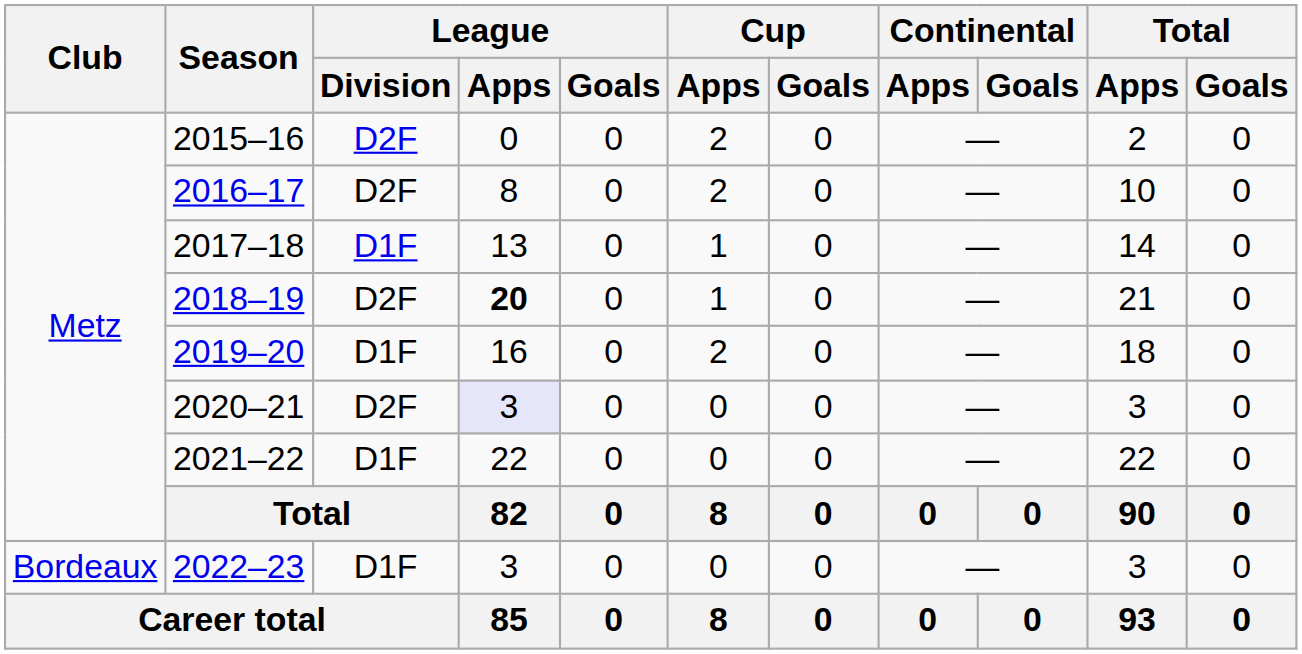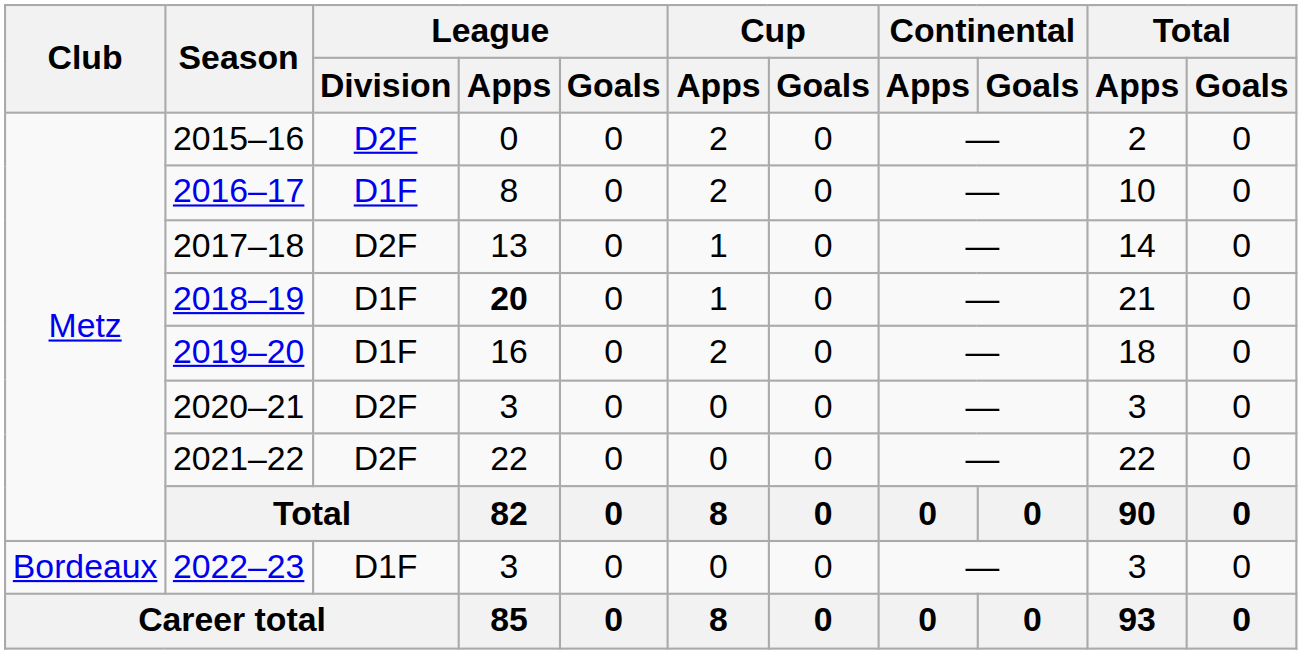(386, 191) D2F -> (386, 191) D1F
(386, 245) D1F -> (386, 245) D2F
(386, 298) D2F -> (386, 298) D1F
(509, 406) lavender background -> (509, 406) no background
(386, 459) D1F -> (386, 459) D2F
